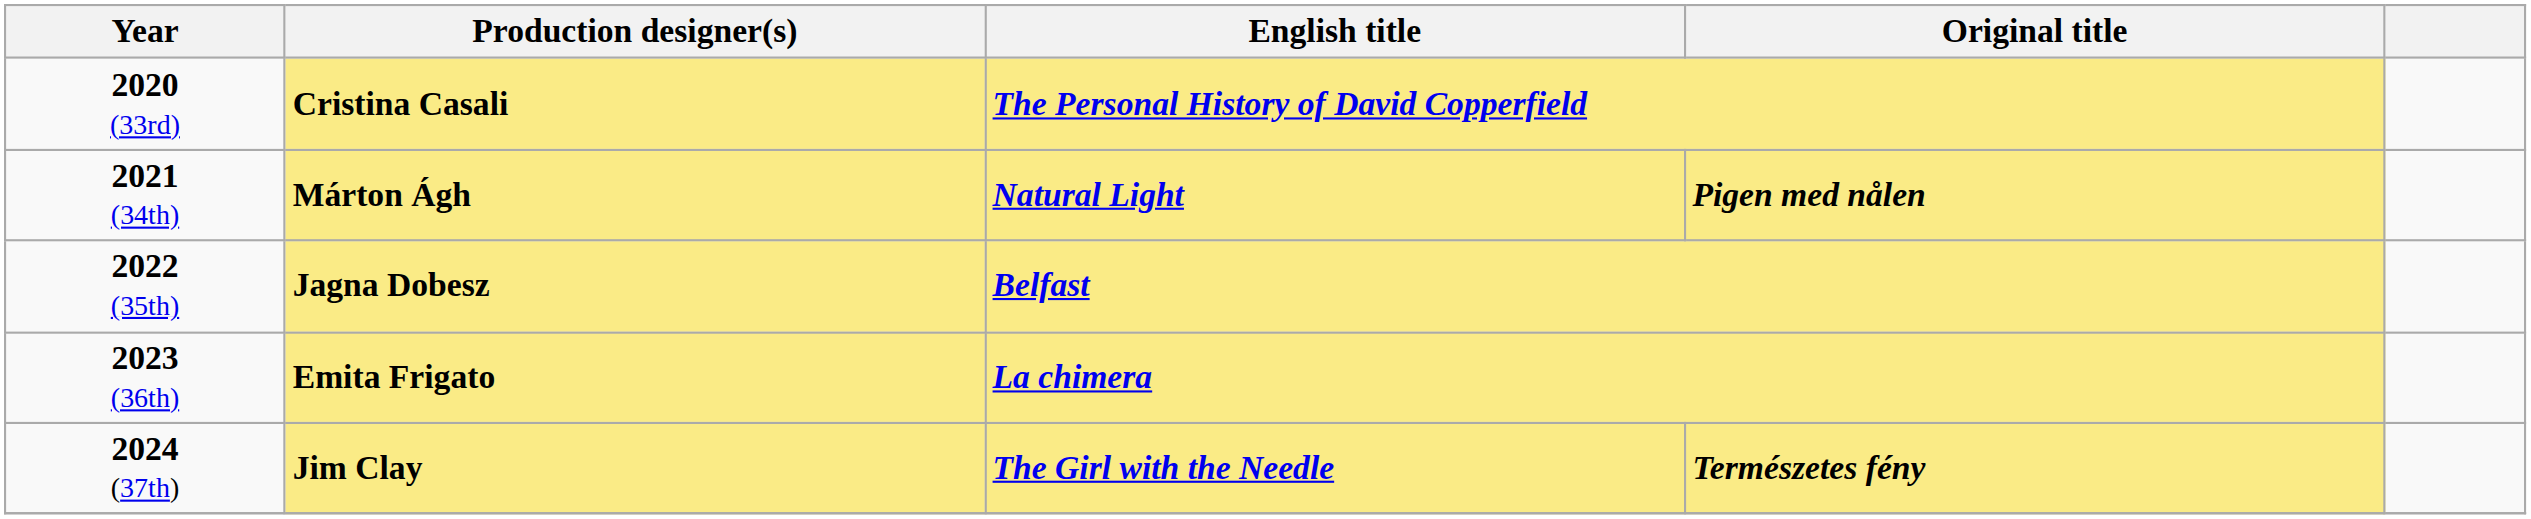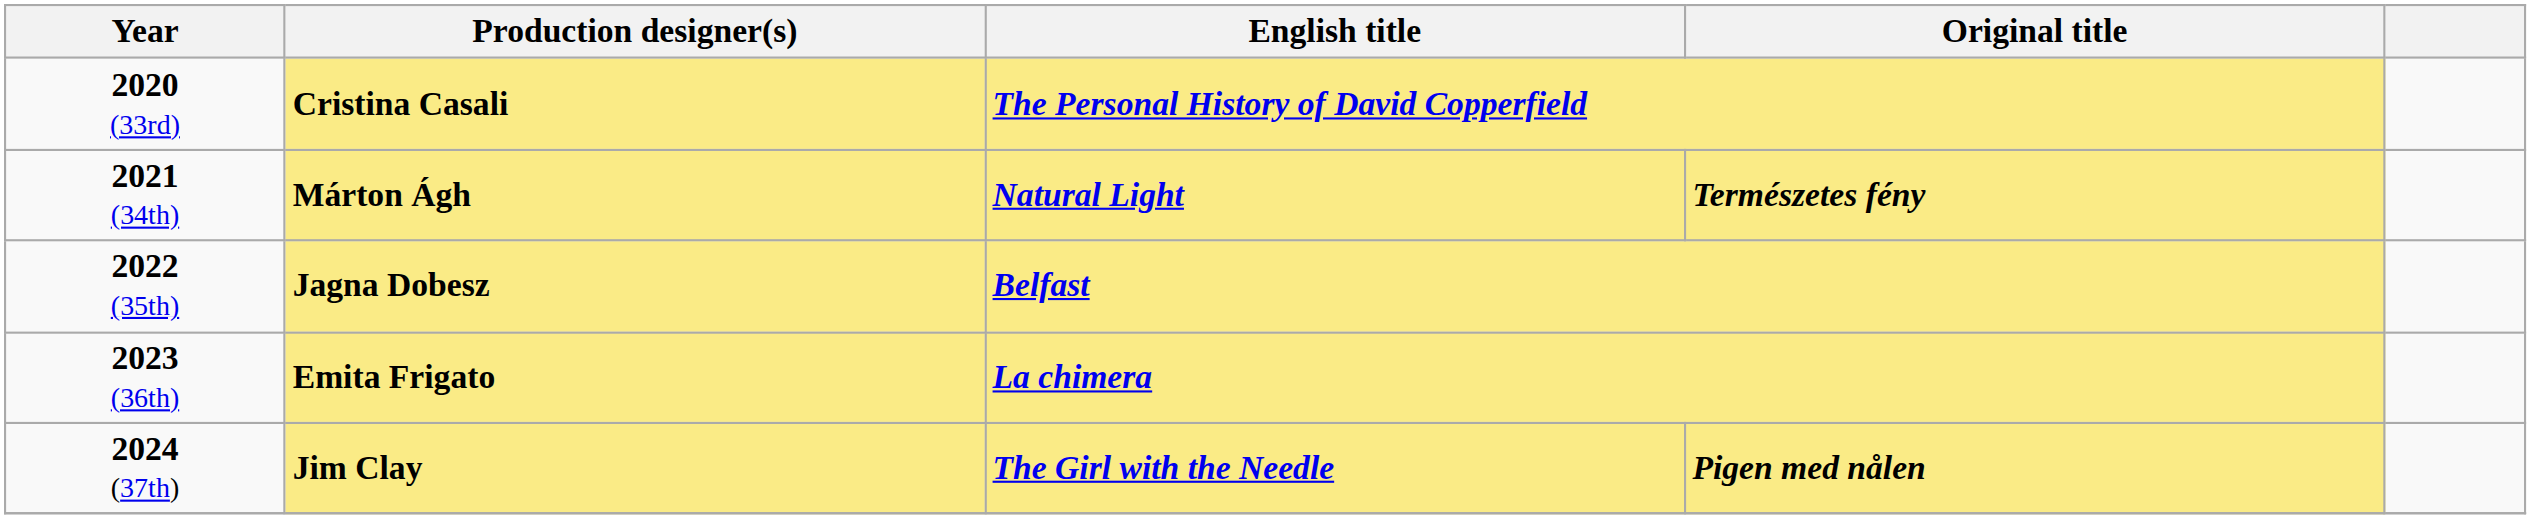(1809, 194) Pigen med nålen -> (1809, 194) Természetes fény
(1809, 467) Természetes fény -> (1809, 467) Pigen med nålen
